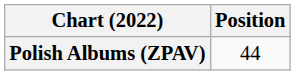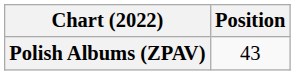(250, 53) 44 -> (250, 53) 43
